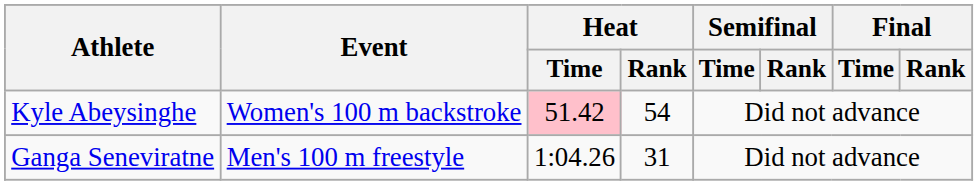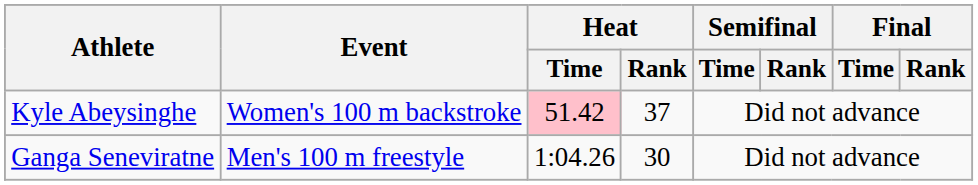(657, 112) 54 -> (657, 112) 37
(657, 157) 31 -> (657, 157) 30
